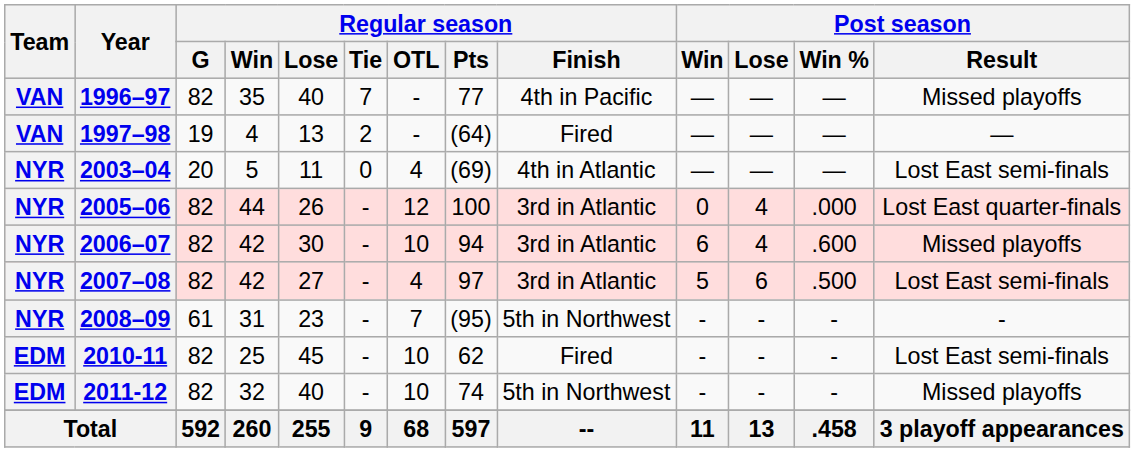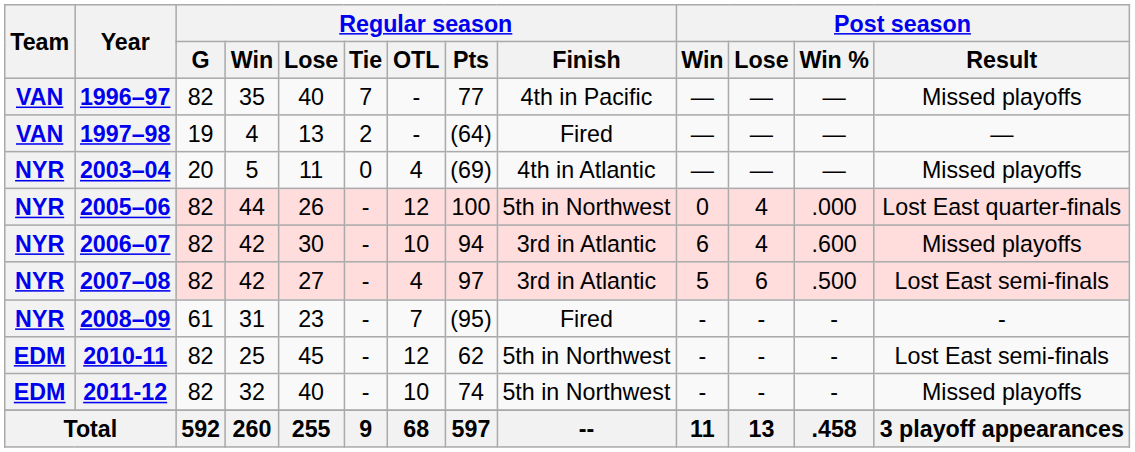(1002, 171) Lost East semi-finals -> (1002, 171) Missed playoffs
(586, 207) 3rd in Atlantic -> (586, 207) 5th in Northwest
(586, 318) 5th in Northwest -> (586, 318) Fired
(416, 355) 10 -> (416, 355) 12
(586, 355) Fired -> (586, 355) 5th in Northwest
